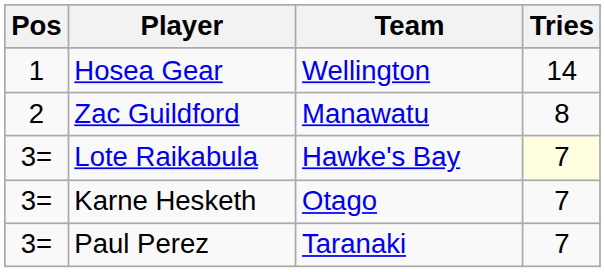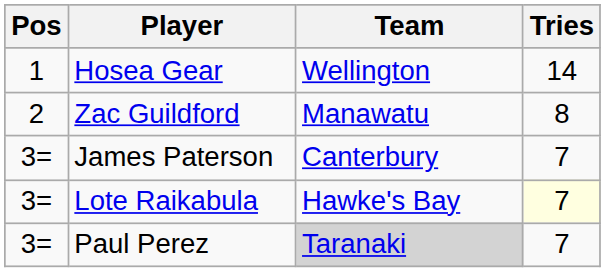+ row: (174, 157)
- row: (165, 200)
(354, 244) no background -> (354, 244) lightgrey background
